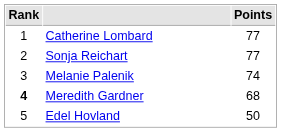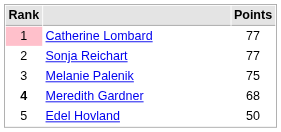(24, 36) no background -> (24, 36) pink background
(253, 76) 74 -> (253, 76) 75
